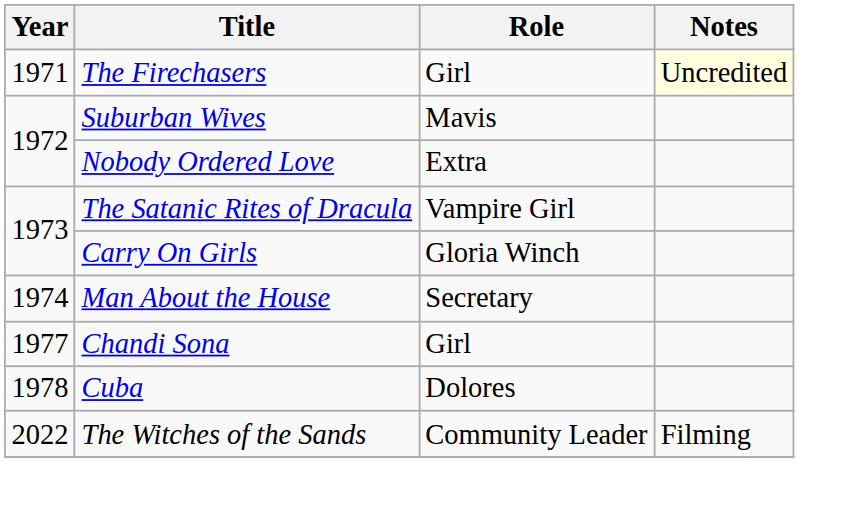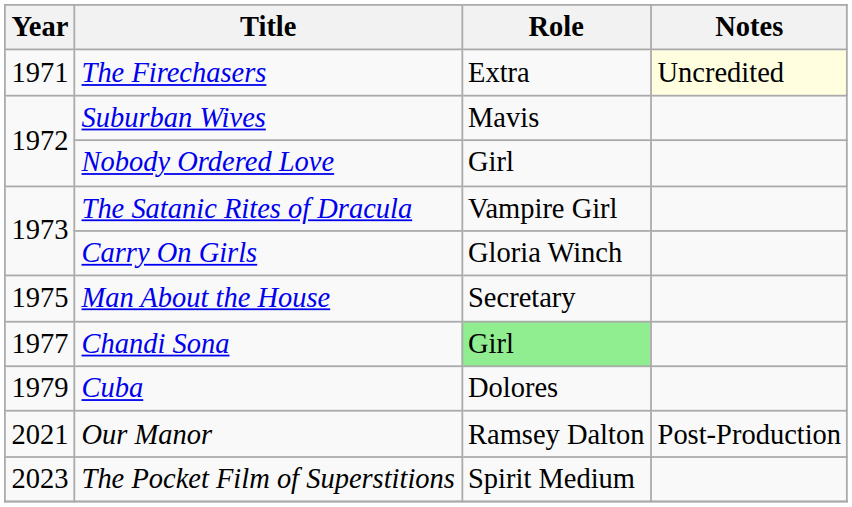(448, 72) Girl -> (499, 72) Extra
(456, 162) Extra -> (491, 162) Girl
(40, 298) 1974 -> (40, 298) 1975
(448, 343) no background -> (491, 343) lightgreen background
(40, 388) 1978 -> (40, 388) 1979
+ row: (147, 433)
- row: (224, 433)
+ row: (268, 478)
